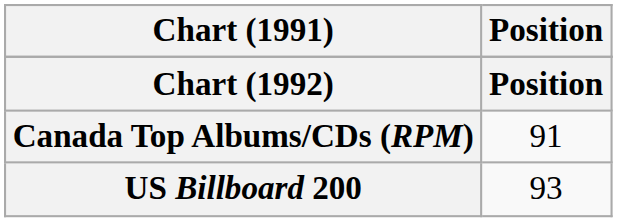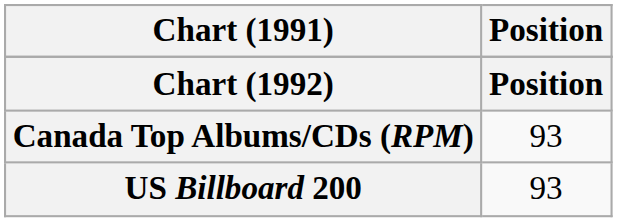(546, 135) 91 -> (546, 135) 93
